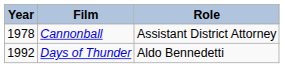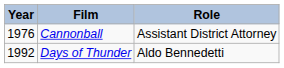(21, 34) 1978 -> (21, 34) 1976
